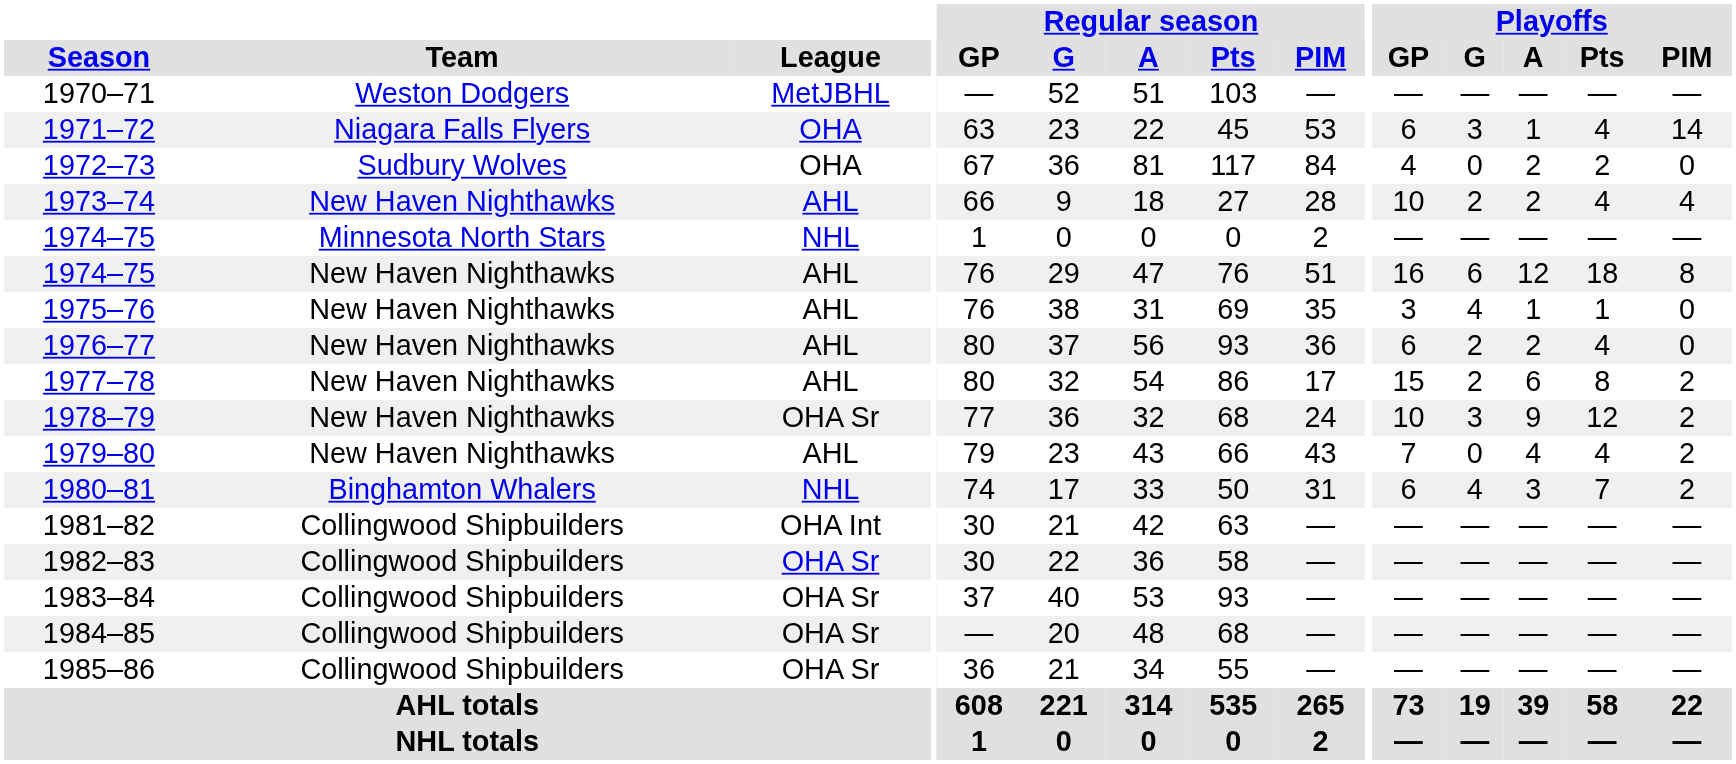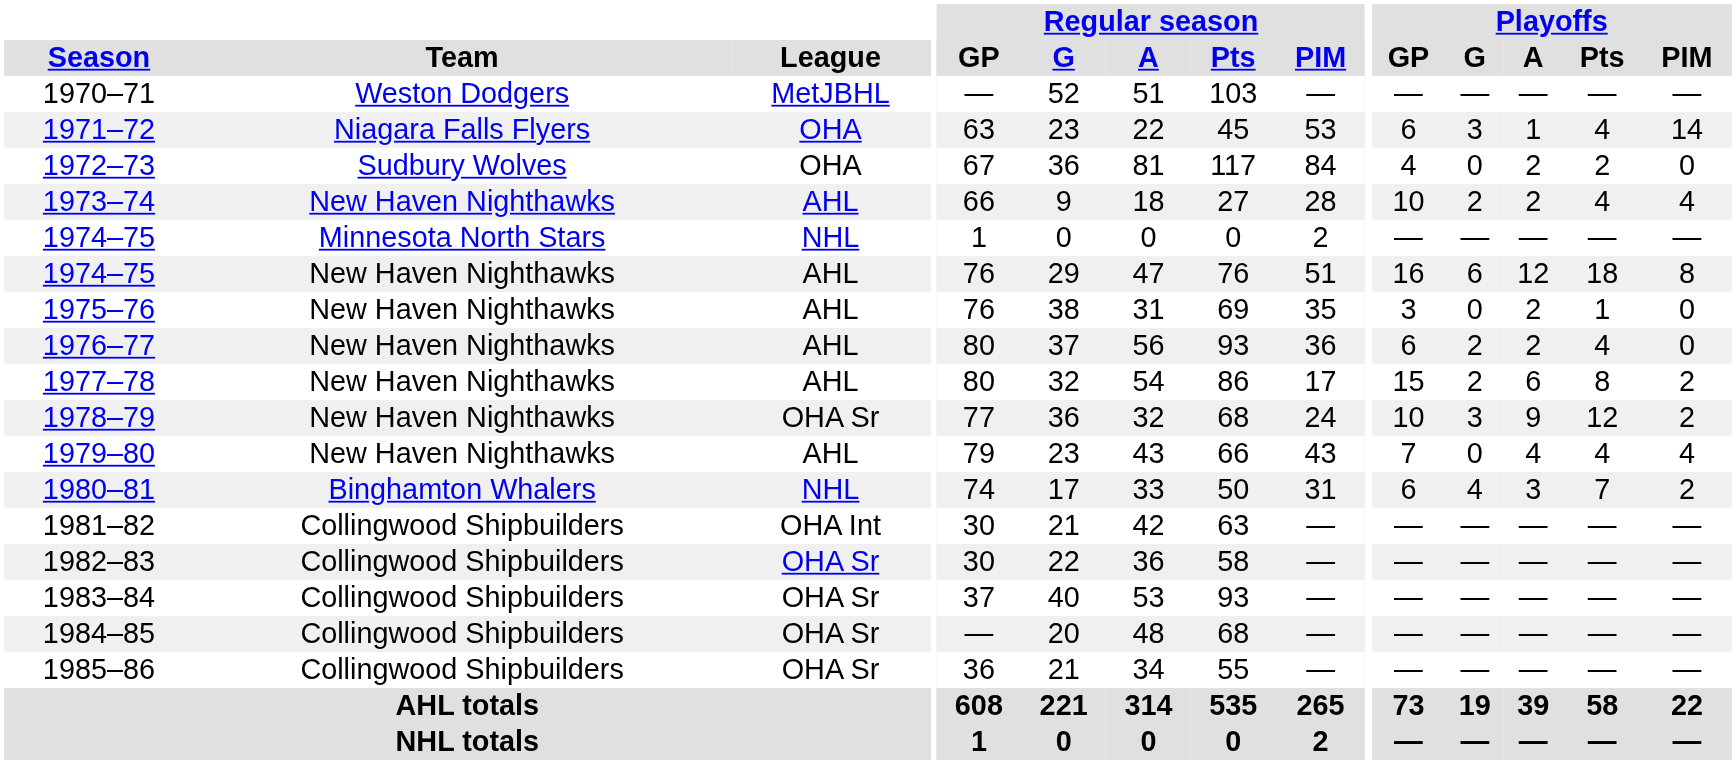(1475, 309) 4 -> (1475, 309) 0
(1533, 309) 1 -> (1533, 309) 2
(1687, 453) 2 -> (1687, 453) 4
